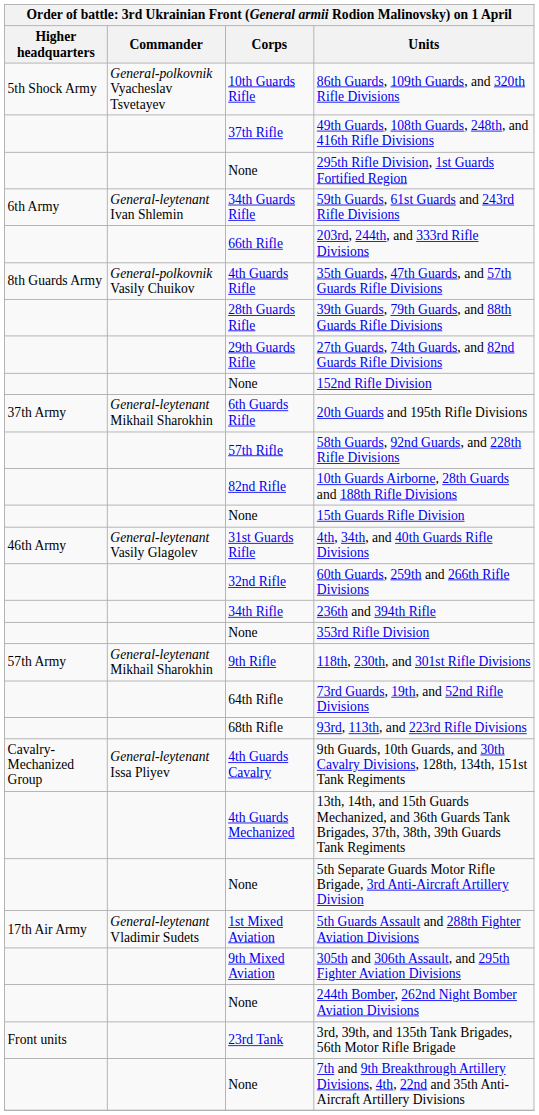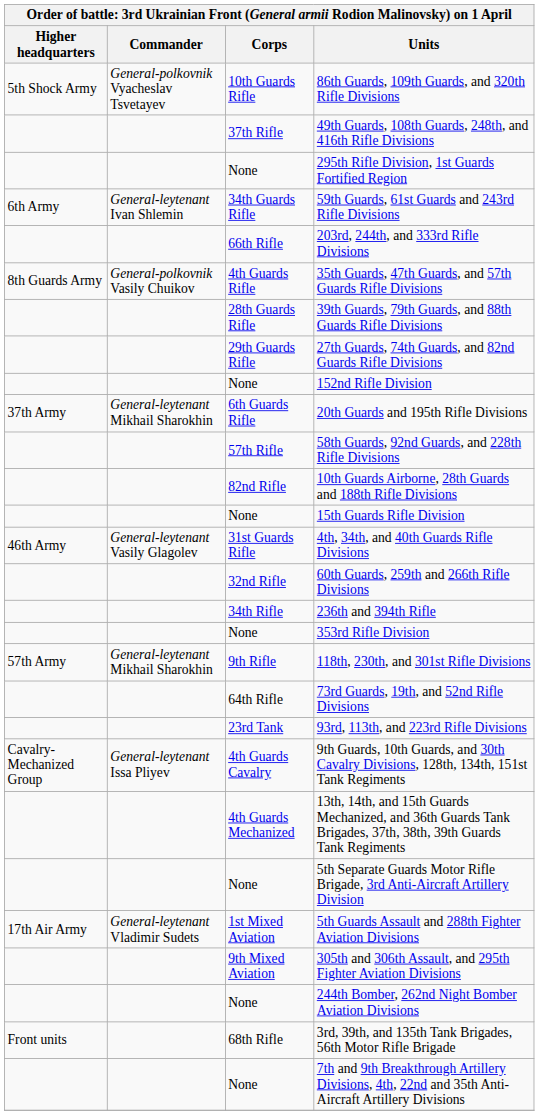(256, 728) 68th Rifle -> (256, 728) 23rd Tank
(256, 1039) 23rd Tank -> (256, 1039) 68th Rifle
